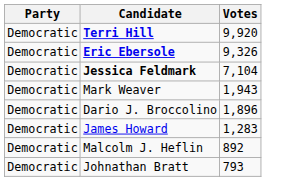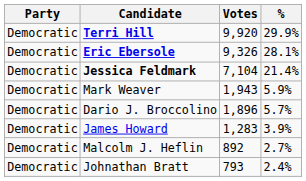+ column: (281, 14)
